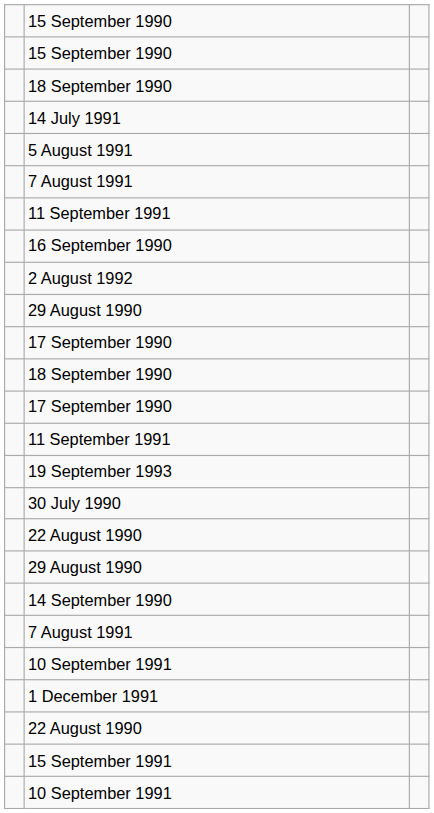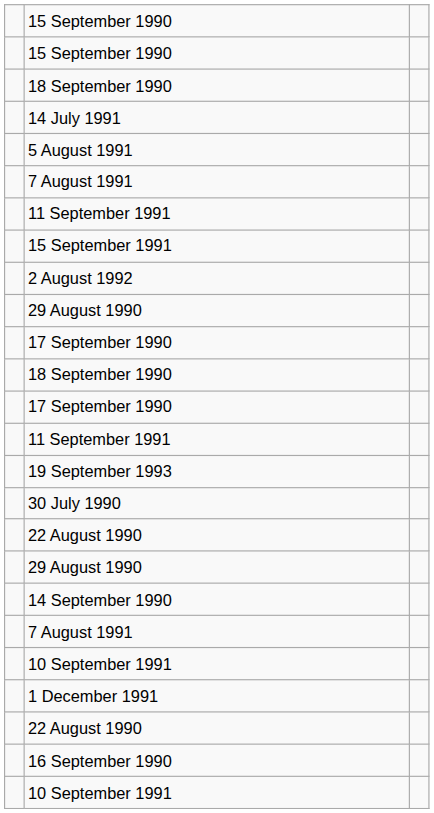rows swapped: (14, 760) <-> (14, 246)
